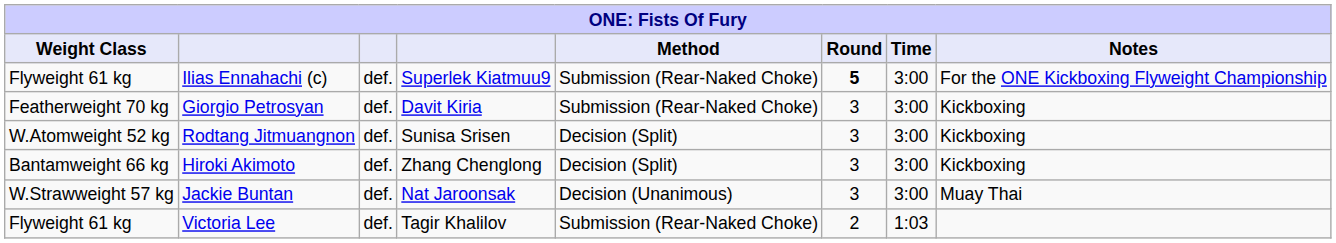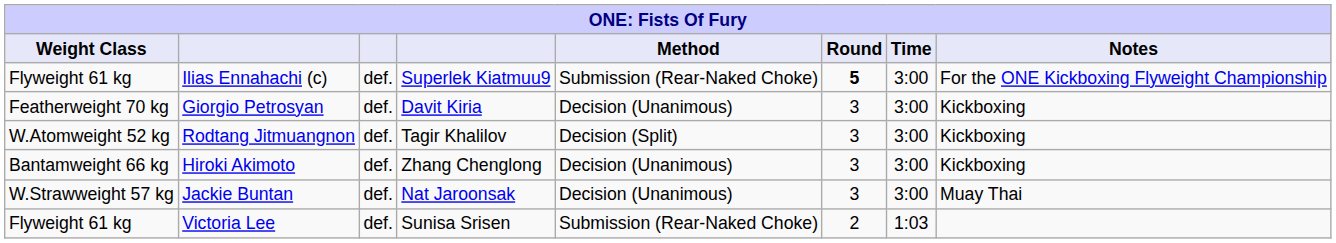(688, 106) Submission (Rear-Naked Choke) -> (646, 106) Decision (Unanimous)
(456, 135) Sunisa Srisen -> (454, 135) Tagir Khalilov
(618, 165) Decision (Split) -> (646, 165) Decision (Unanimous)
(454, 223) Tagir Khalilov -> (456, 223) Sunisa Srisen
